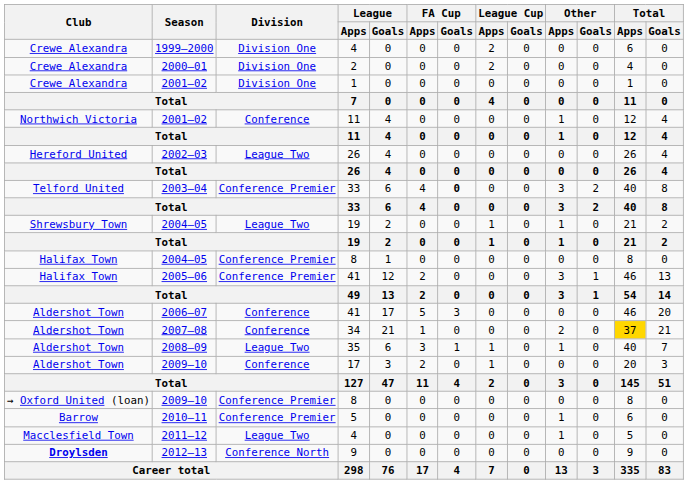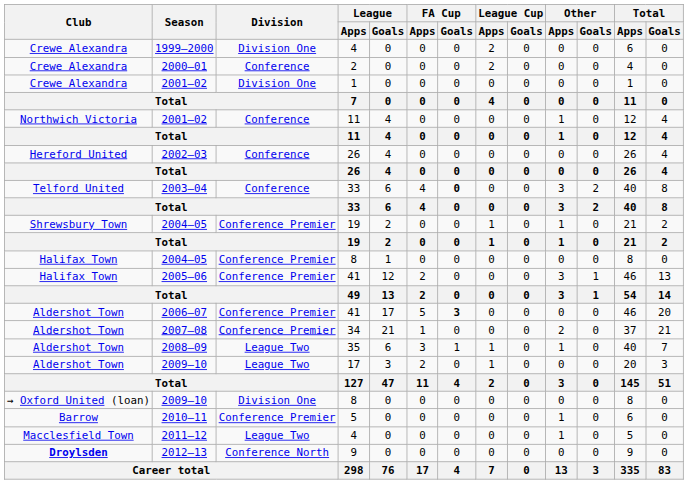(277, 66) Division One -> (277, 66) Conference
(277, 154) League Two -> (277, 154) Conference
(277, 189) Conference Premier -> (277, 189) Conference
(277, 224) League Two -> (277, 224) Conference Premier
(277, 312) Conference -> (277, 312) Conference Premier
(457, 312) normal -> (457, 312) bold
(277, 330) Conference -> (277, 330) Conference Premier
(630, 330) gold background -> (630, 330) no background
(277, 365) Conference -> (277, 365) League Two
(277, 400) Conference Premier -> (277, 400) Division One
